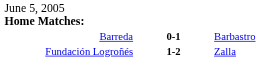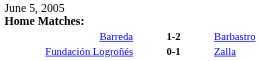(174, 36) 0-1 -> (174, 36) 1-2
(174, 51) 1-2 -> (174, 51) 0-1
